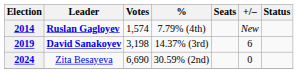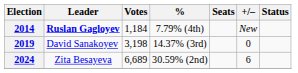(138, 28) 1,574 -> (136, 28) 1,184
(84, 44) bold -> (82, 44) normal
(250, 44) 6 -> (248, 44) 0
(138, 60) 6,690 -> (136, 60) 6,689
(250, 60) 0 -> (248, 60) 6
